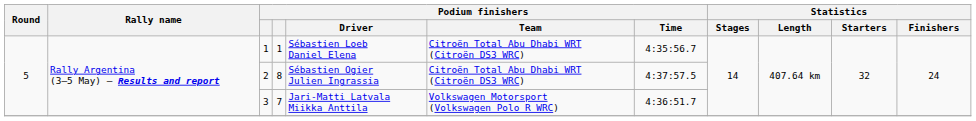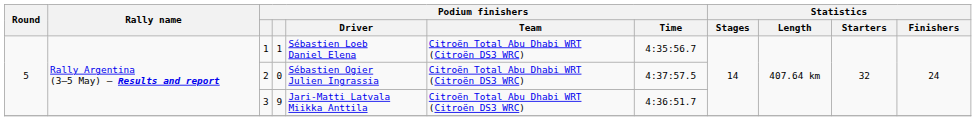(279, 76) 8 -> (279, 76) 0
(279, 103) 7 -> (279, 103) 9
(494, 103) Volkswagen Motorsport (Volkswagen Polo R WRC) -> (505, 103) Citroën Total Abu Dhabi WRT (Citroën DS3 WRC)
